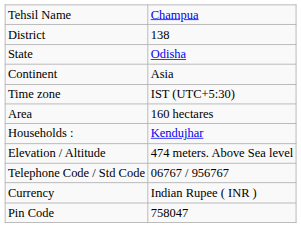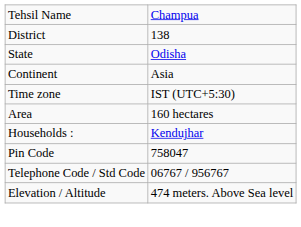rows swapped: (57, 153) <-> (31, 212)
- row: (31, 193)
